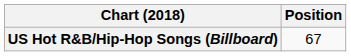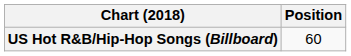(313, 39) 67 -> (313, 39) 60
